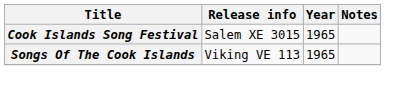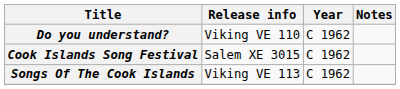+ row: (103, 34)
(321, 34) 1965 -> (328, 54) C 1962
(321, 54) 1965 -> (328, 74) C 1962
